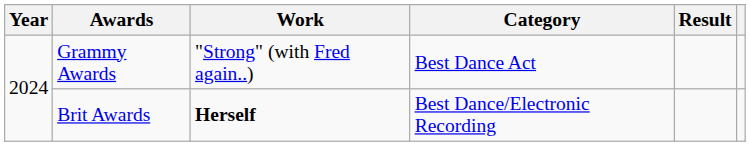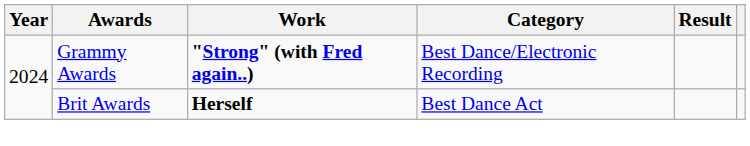(272, 61) normal -> (277, 61) bold
(475, 61) Best Dance Act -> (509, 61) Best Dance/Electronic Recording
(502, 114) Best Dance/Electronic Recording -> (482, 103) Best Dance Act
